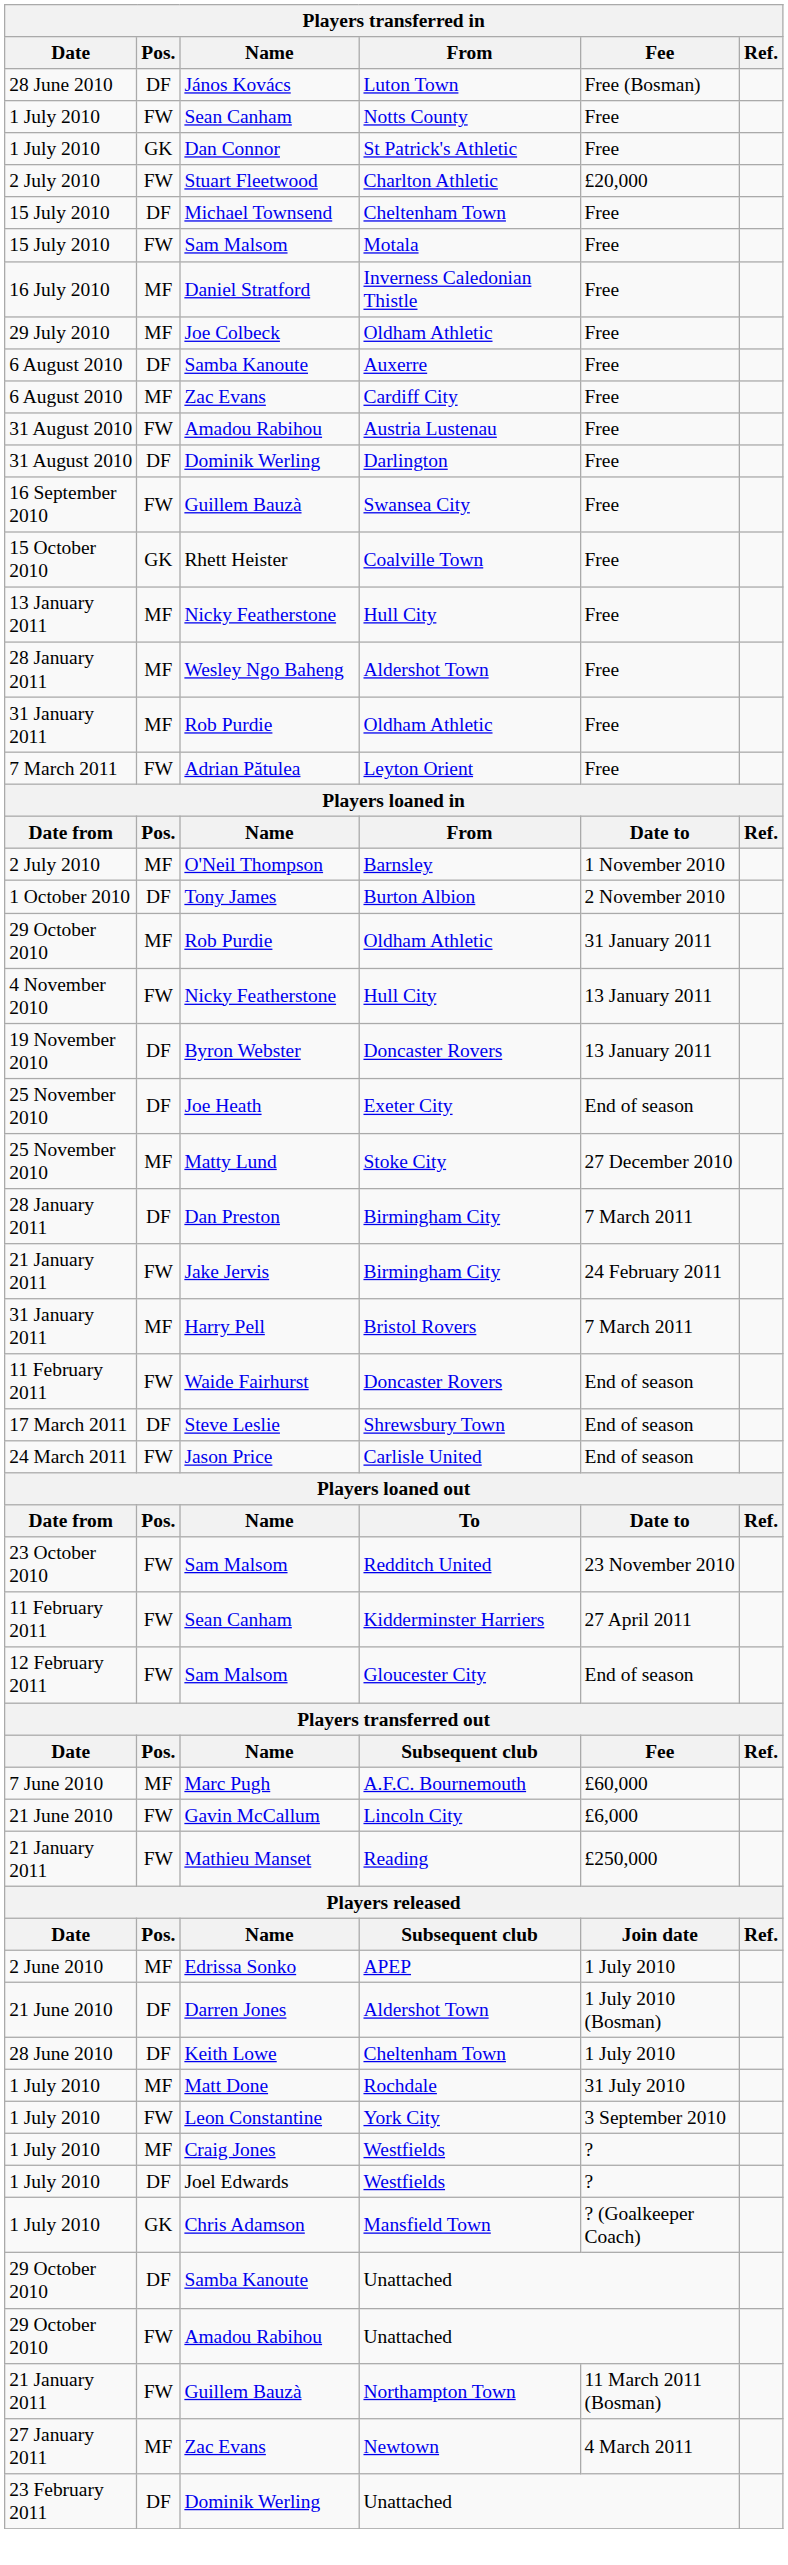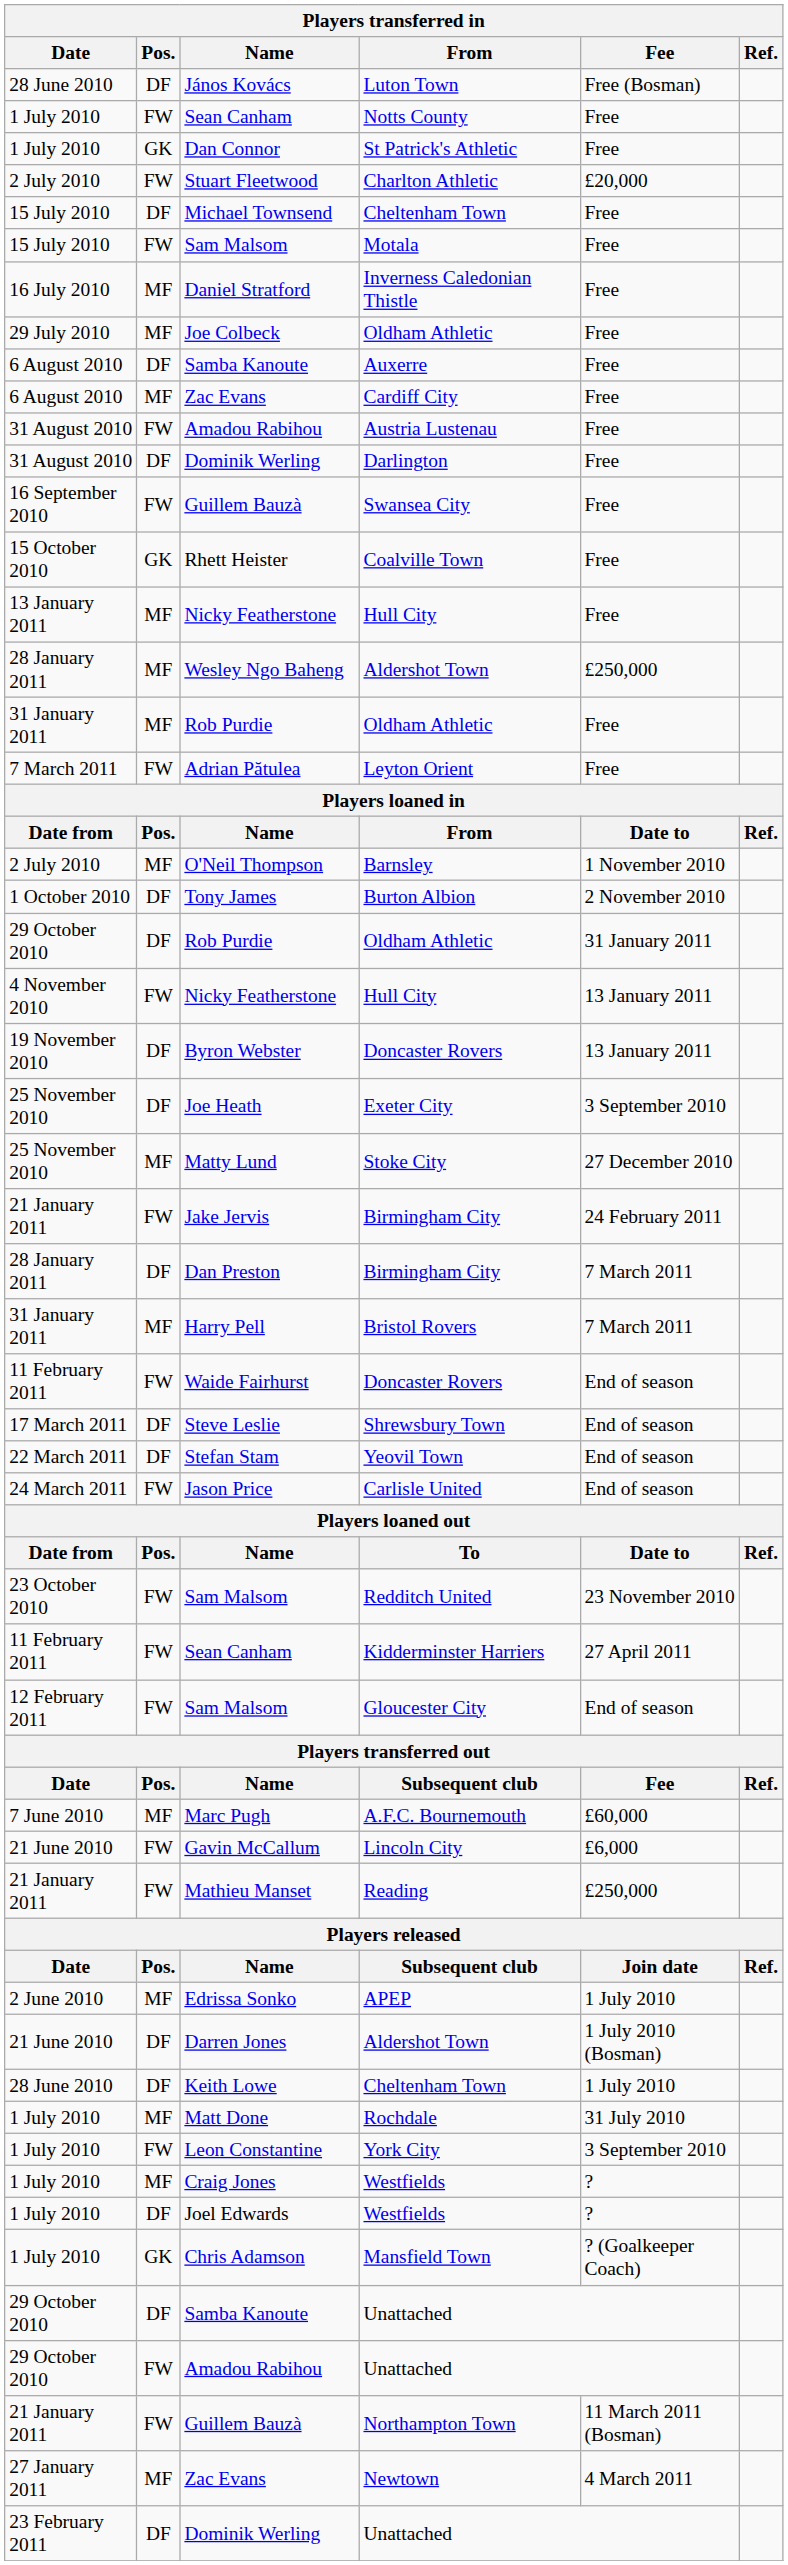(602, 669) Free -> (621, 669) £250,000
(158, 940) MF -> (158, 940) DF
(639, 1105) End of season -> (655, 1105) 3 September 2010
rows swapped: (52, 1271) <-> (52, 1216)
+ row: (68, 1457)
